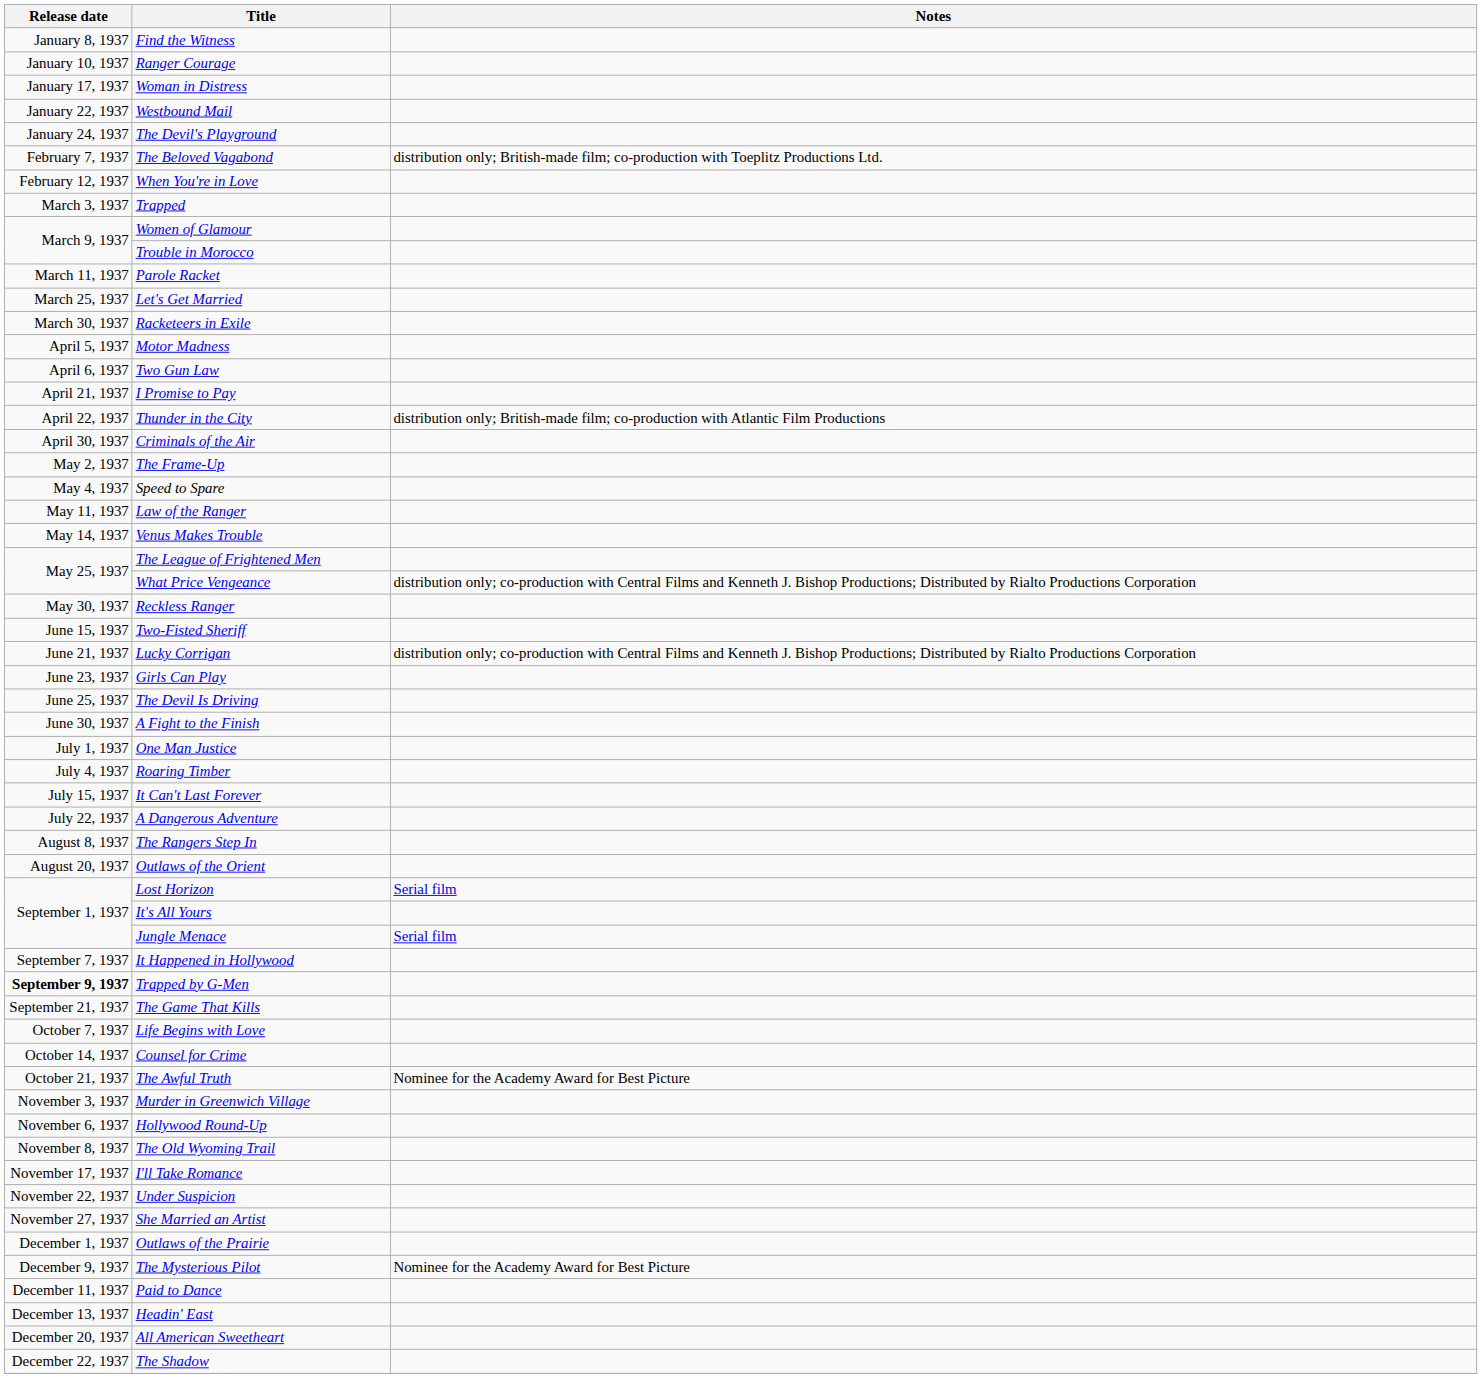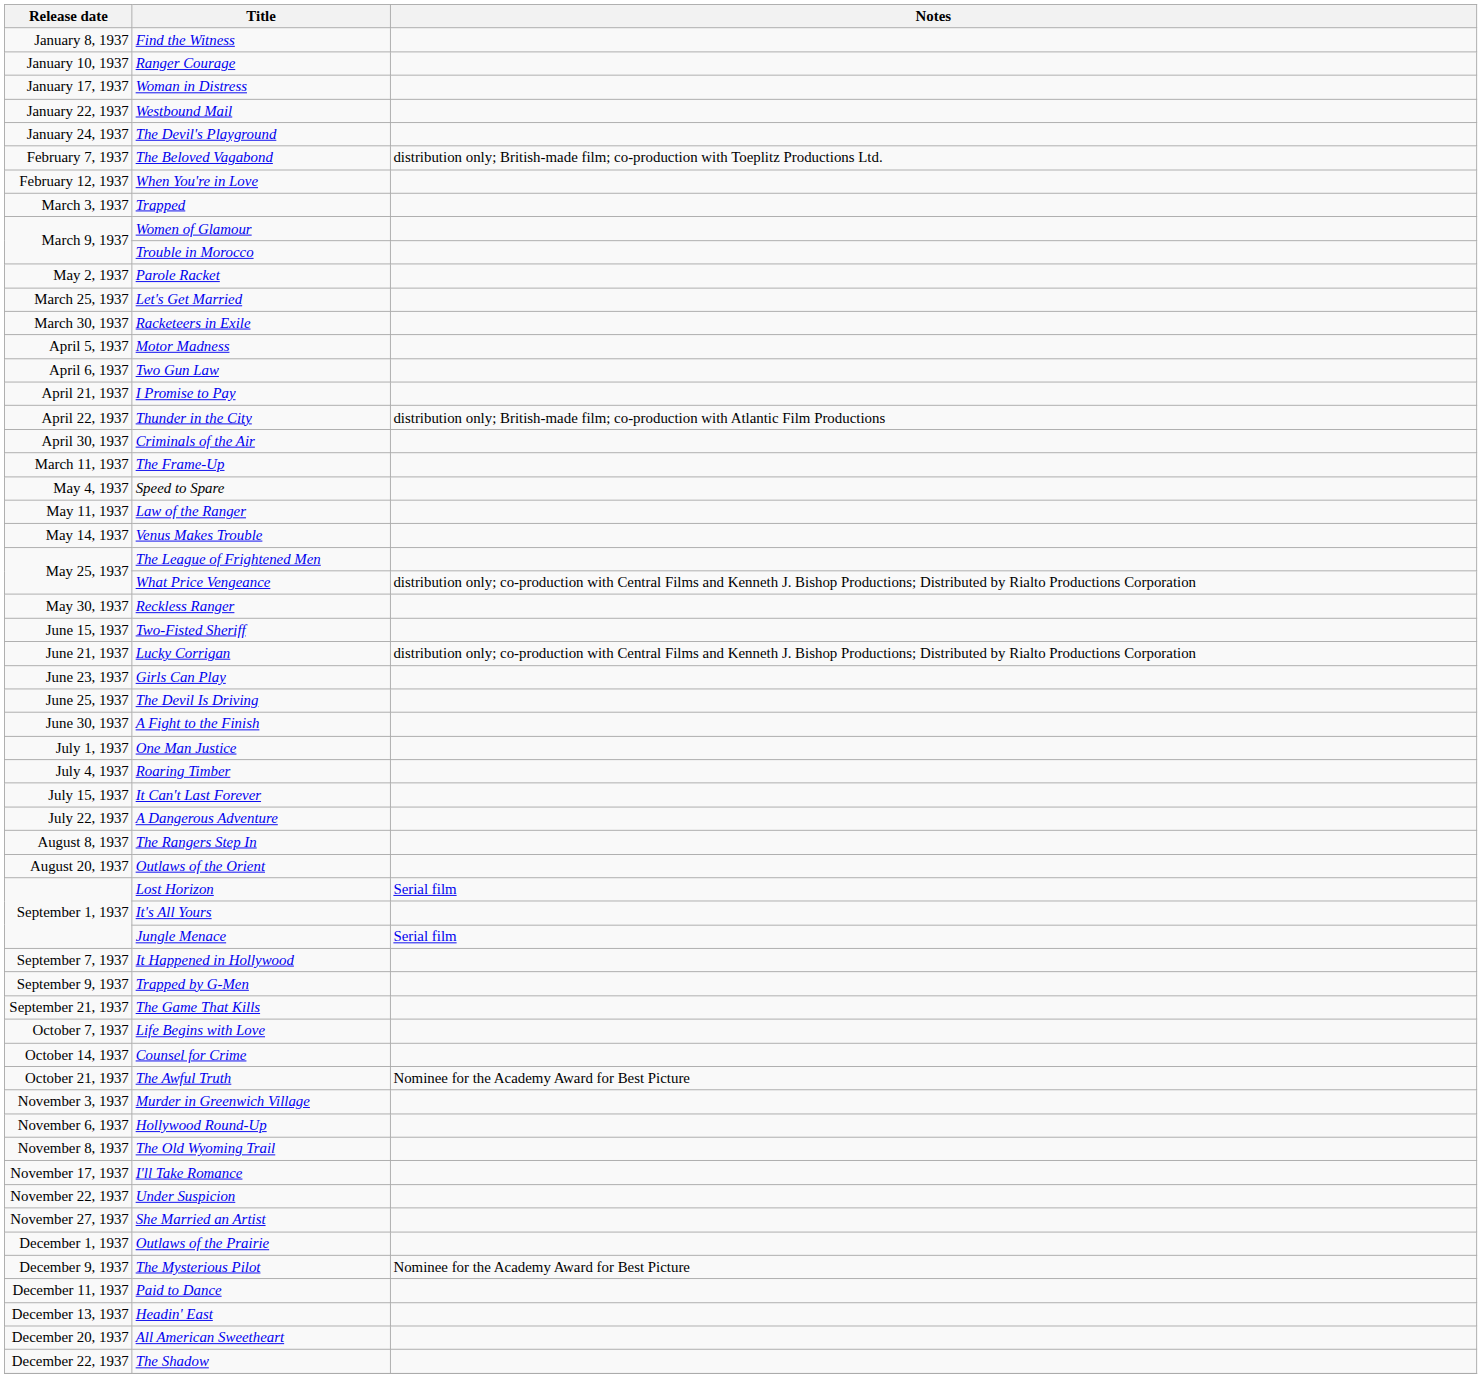(82, 275) March 11, 1937 -> (91, 275) May 2, 1937
(91, 464) May 2, 1937 -> (82, 464) March 11, 1937
(70, 983) bold -> (73, 983) normal
